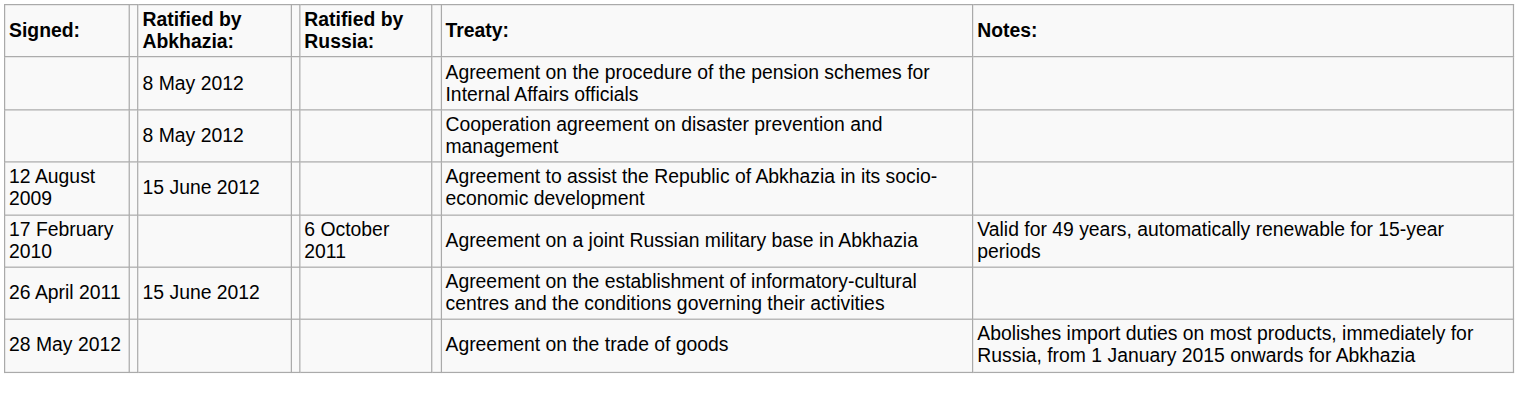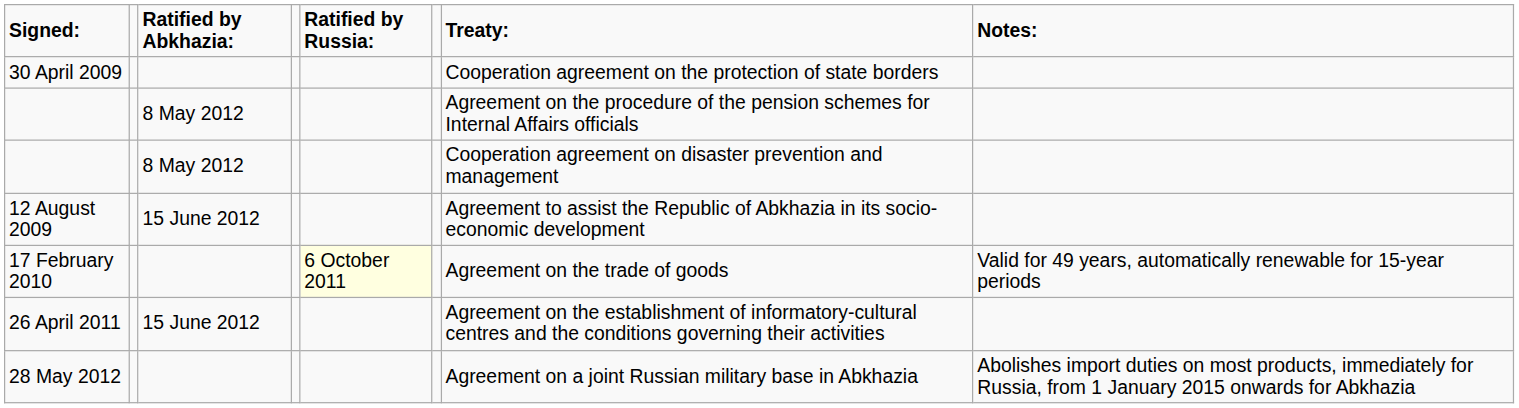+ row: (66, 72)
(347, 240) no background -> (347, 271) lightyellow background
(682, 240) Agreement on a joint Russian military base in Abkhazia -> (587, 271) Agreement on the trade of goods
(587, 345) Agreement on the trade of goods -> (682, 376) Agreement on a joint Russian military base in Abkhazia
